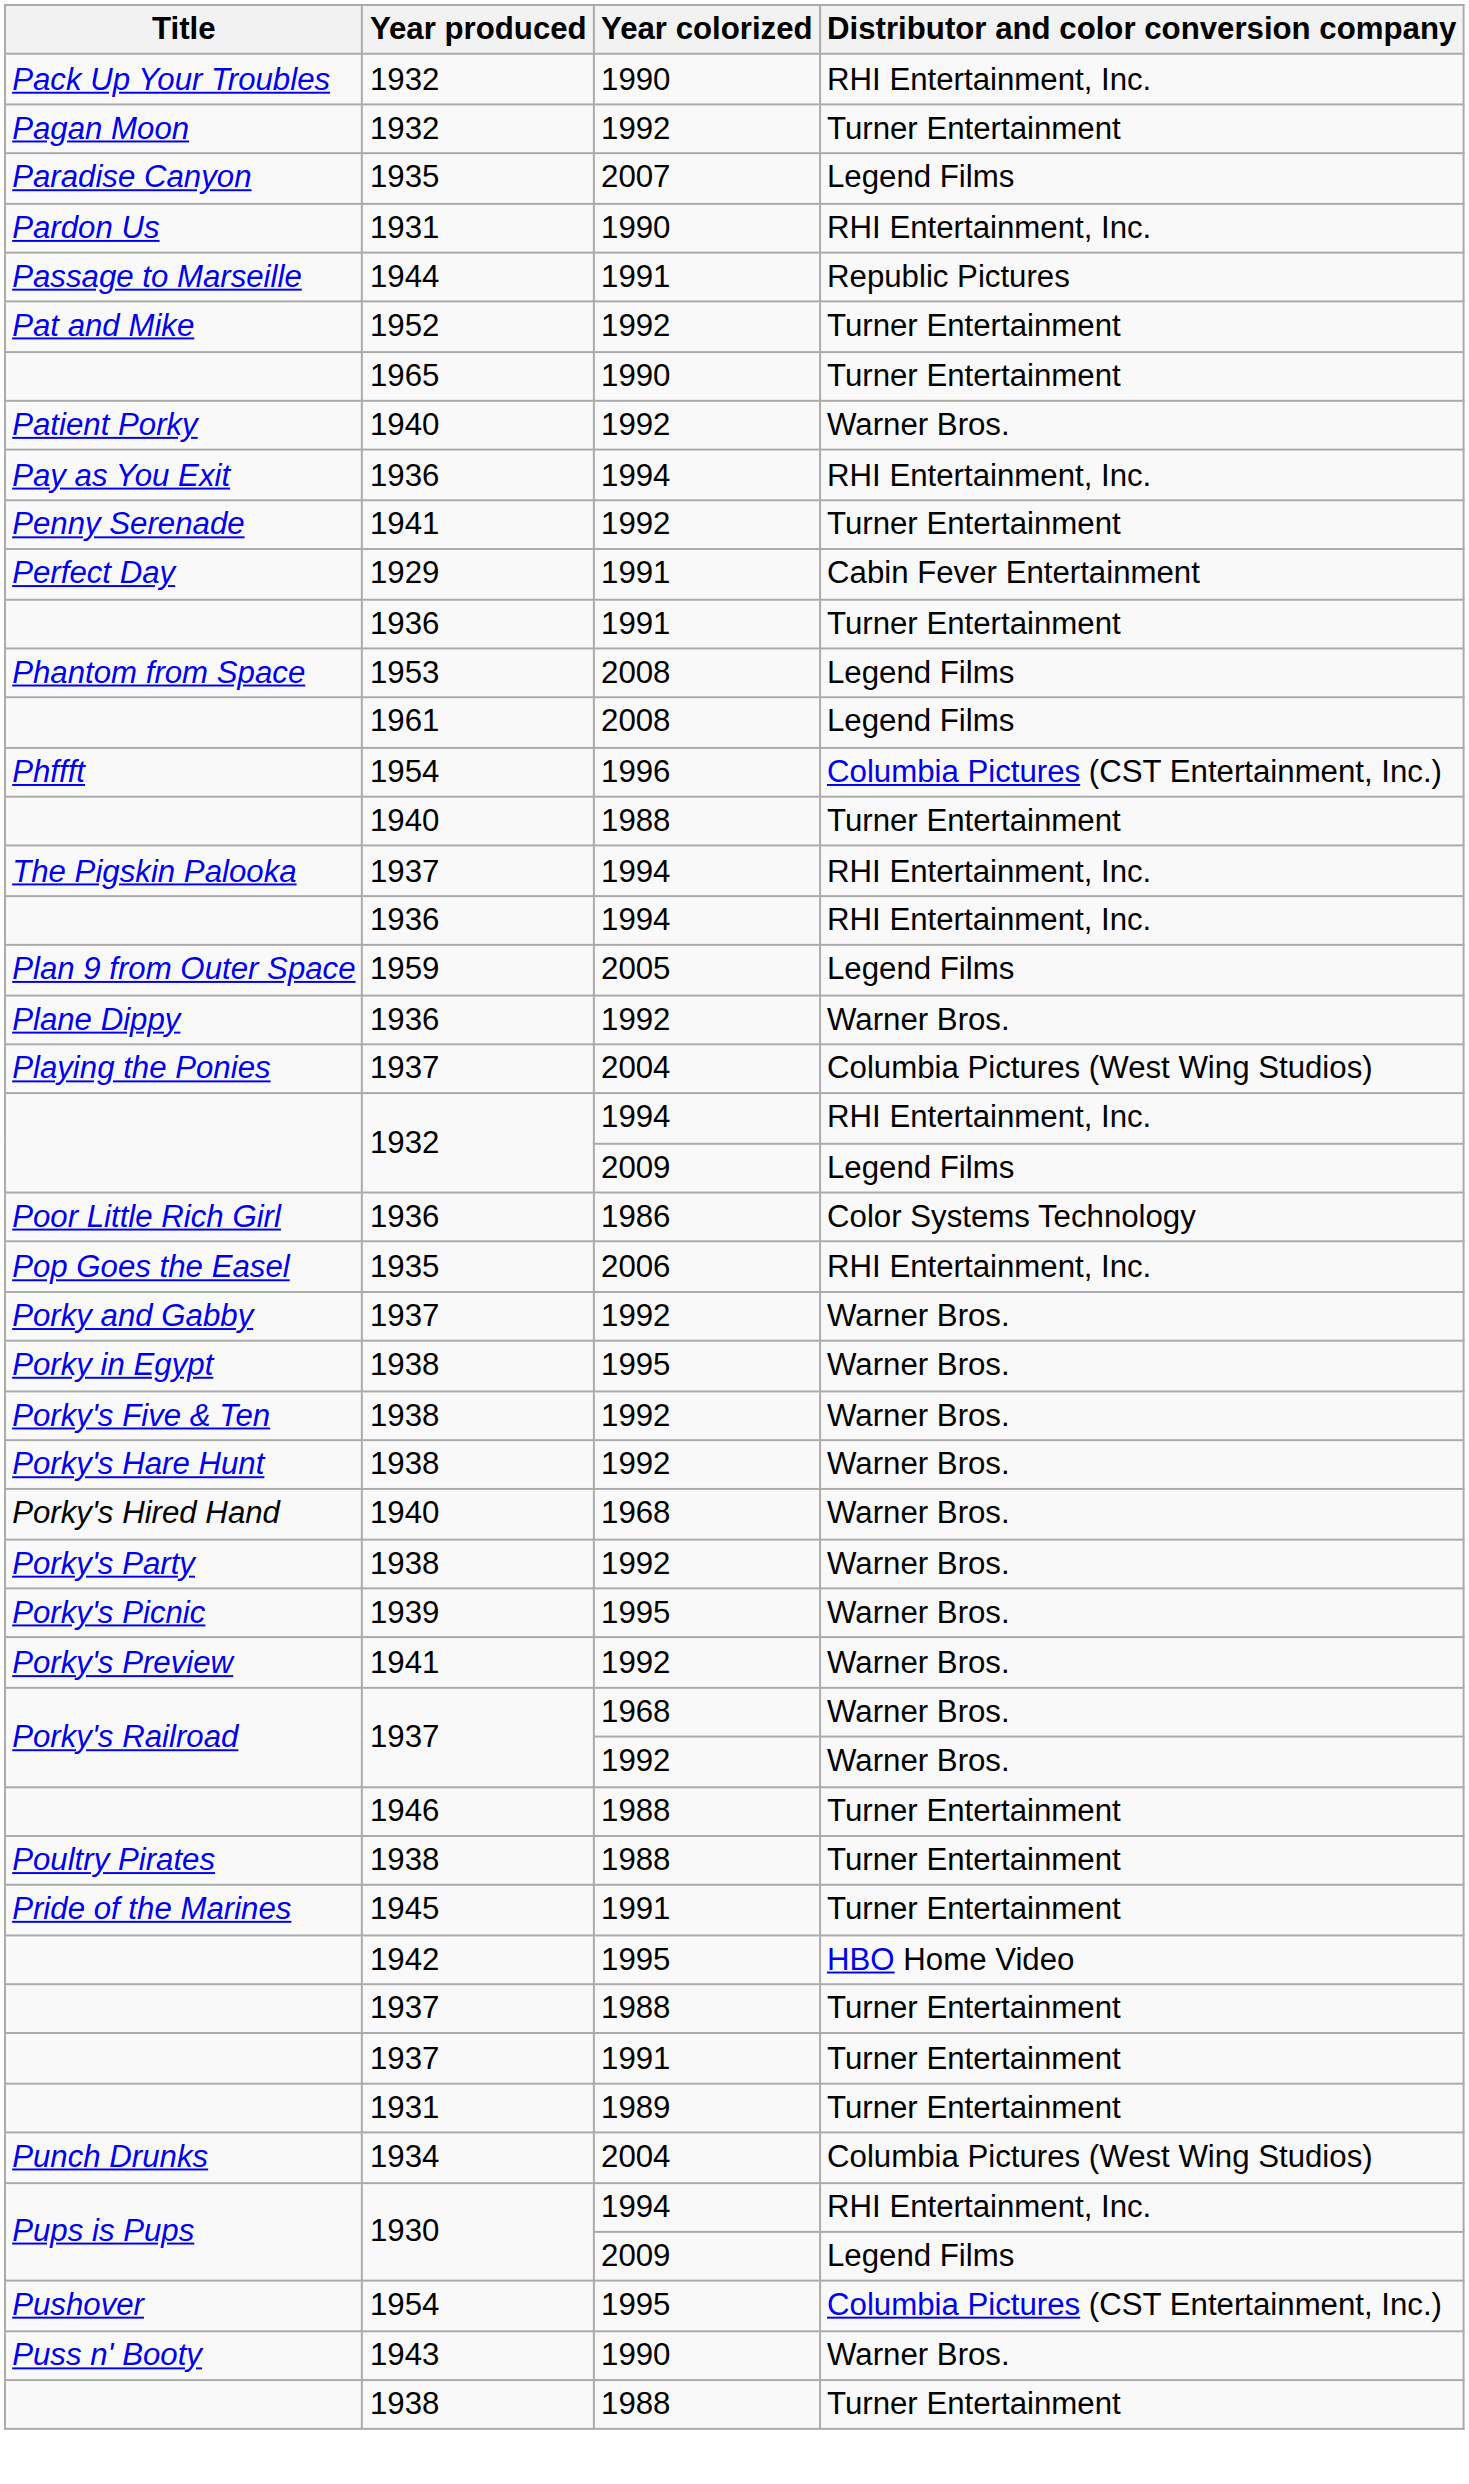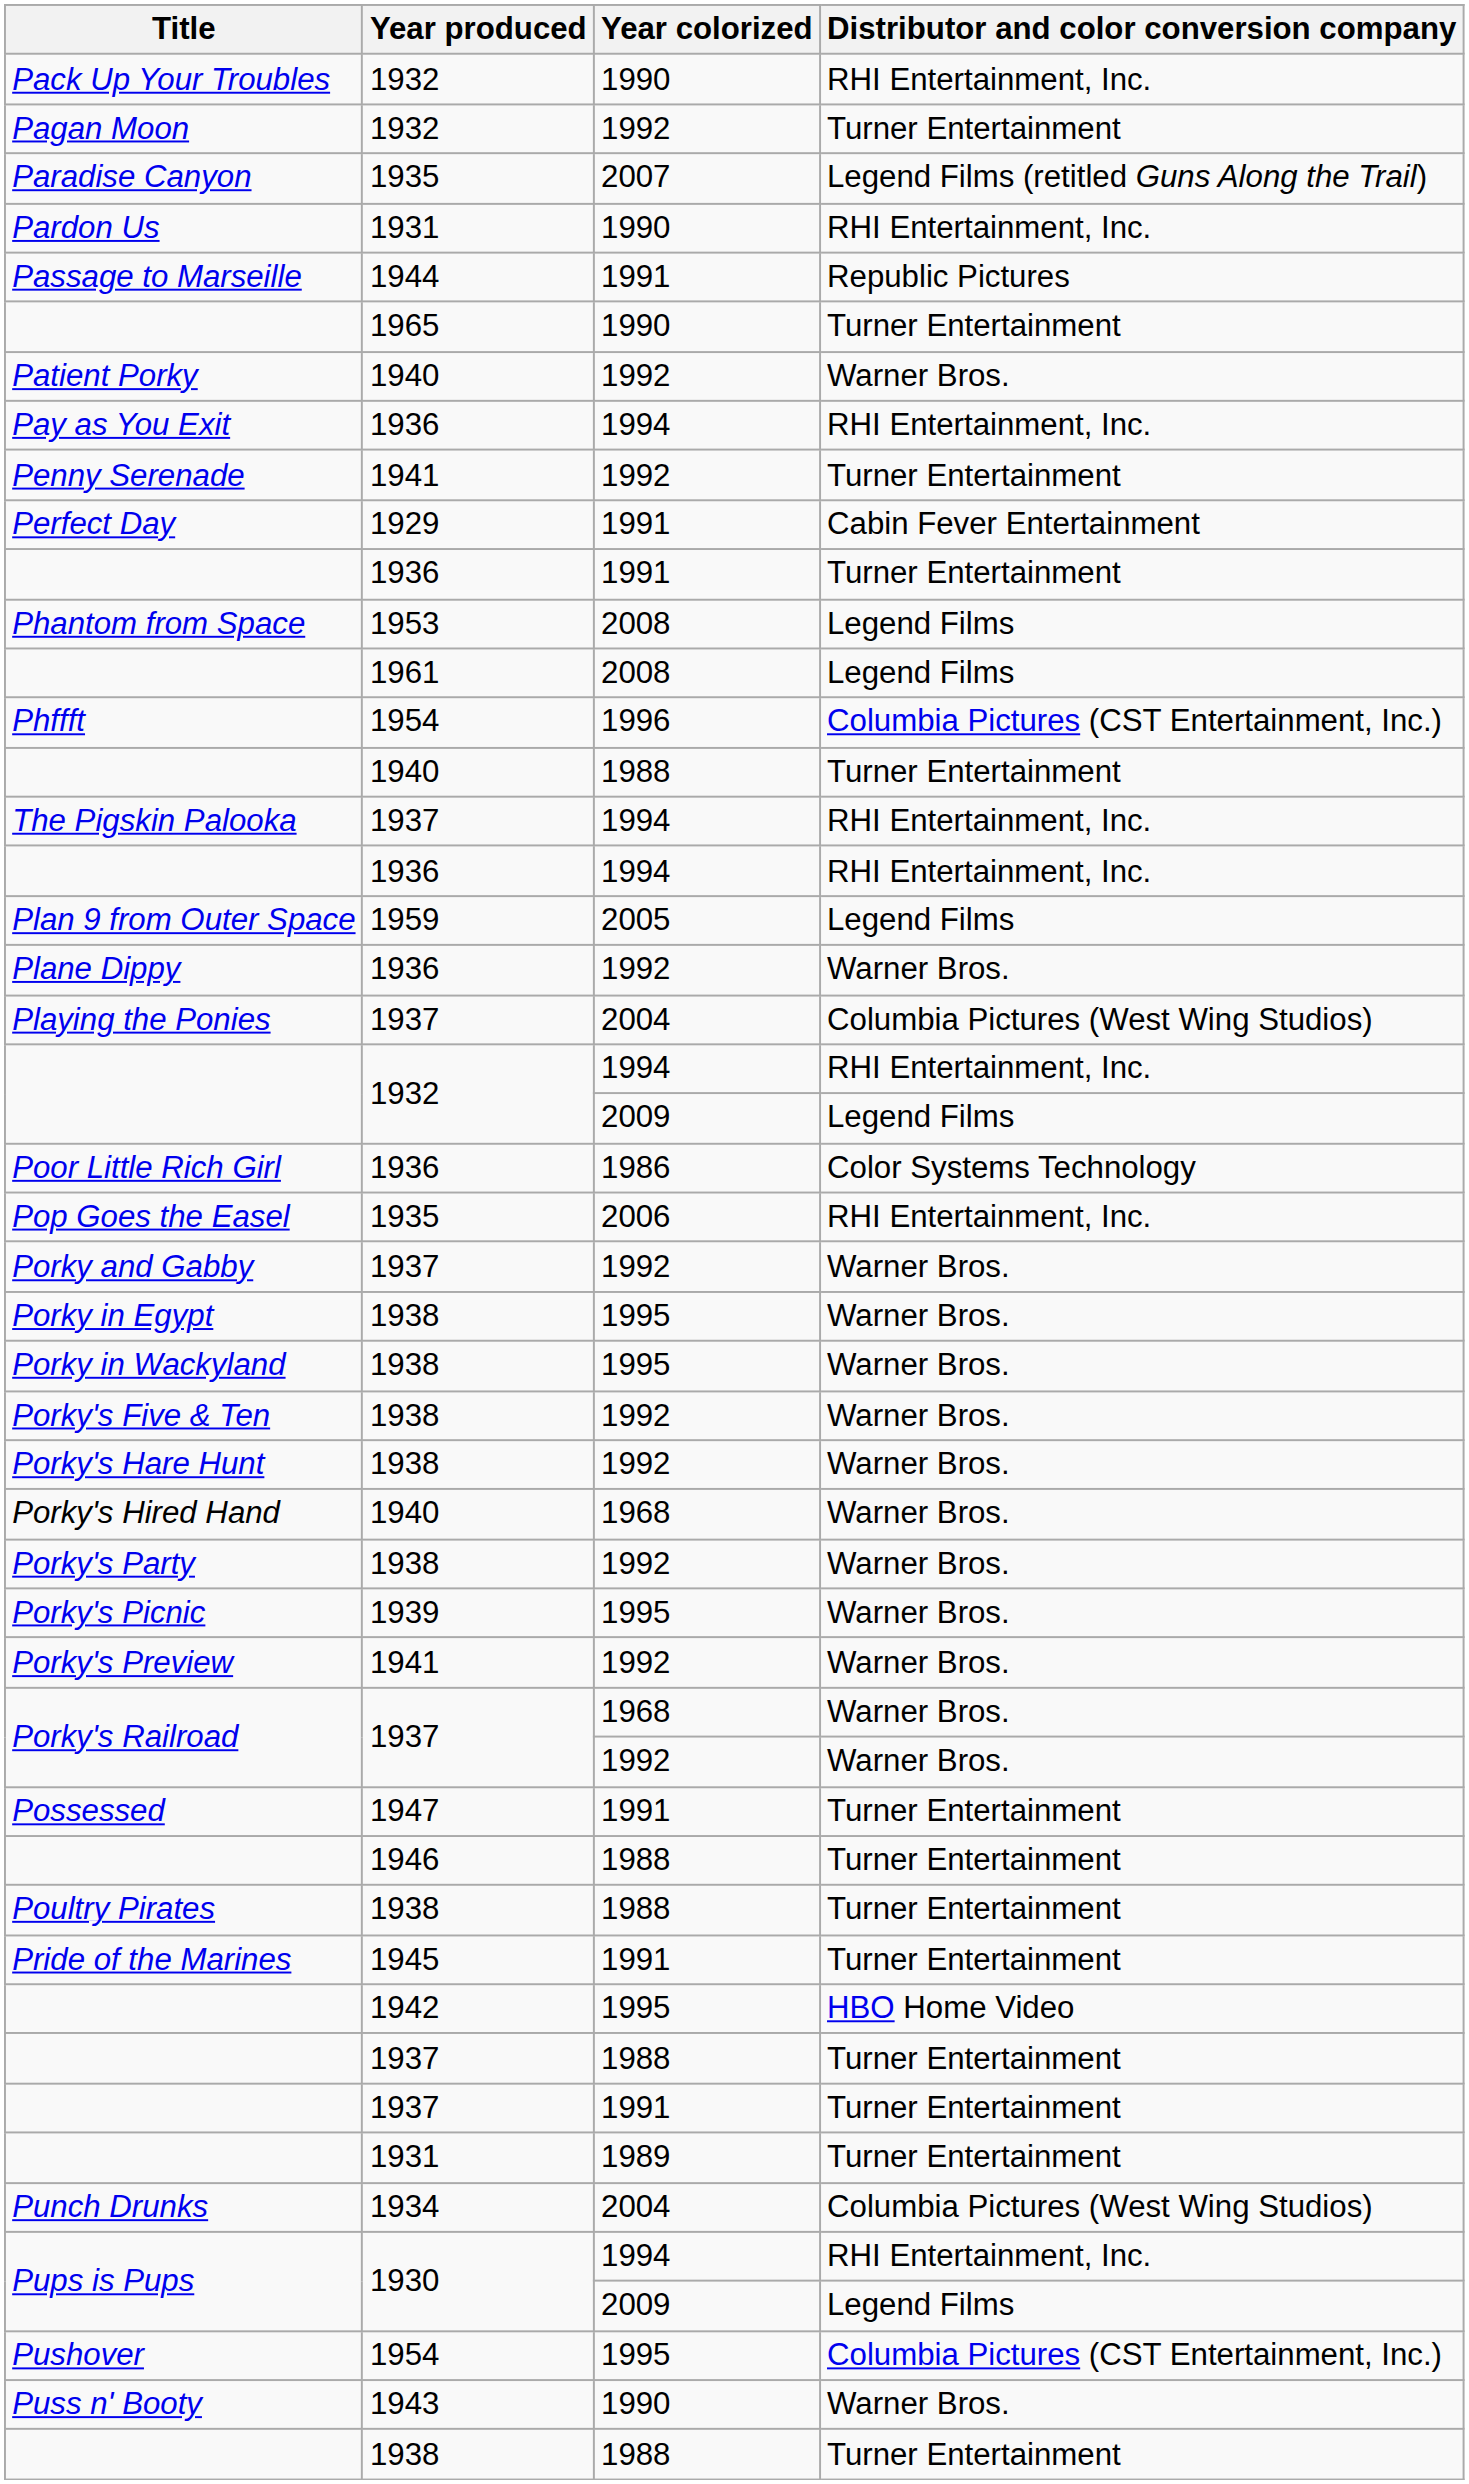(921, 177) Legend Films -> (1127, 177) Legend Films (retitled Guns Along the Trail)
- row: (103, 326)
+ row: (149, 1365)
+ row: (88, 1810)
